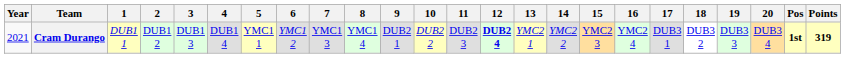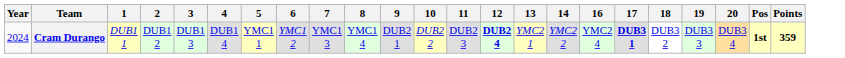- column: (597, 13)
(18, 37) 2021 -> (18, 37) 2024
(667, 37) normal -> (632, 37) bold
(823, 37) 319 -> (788, 37) 359
